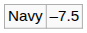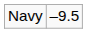(64, 16) –7.5 -> (64, 16) –9.5
